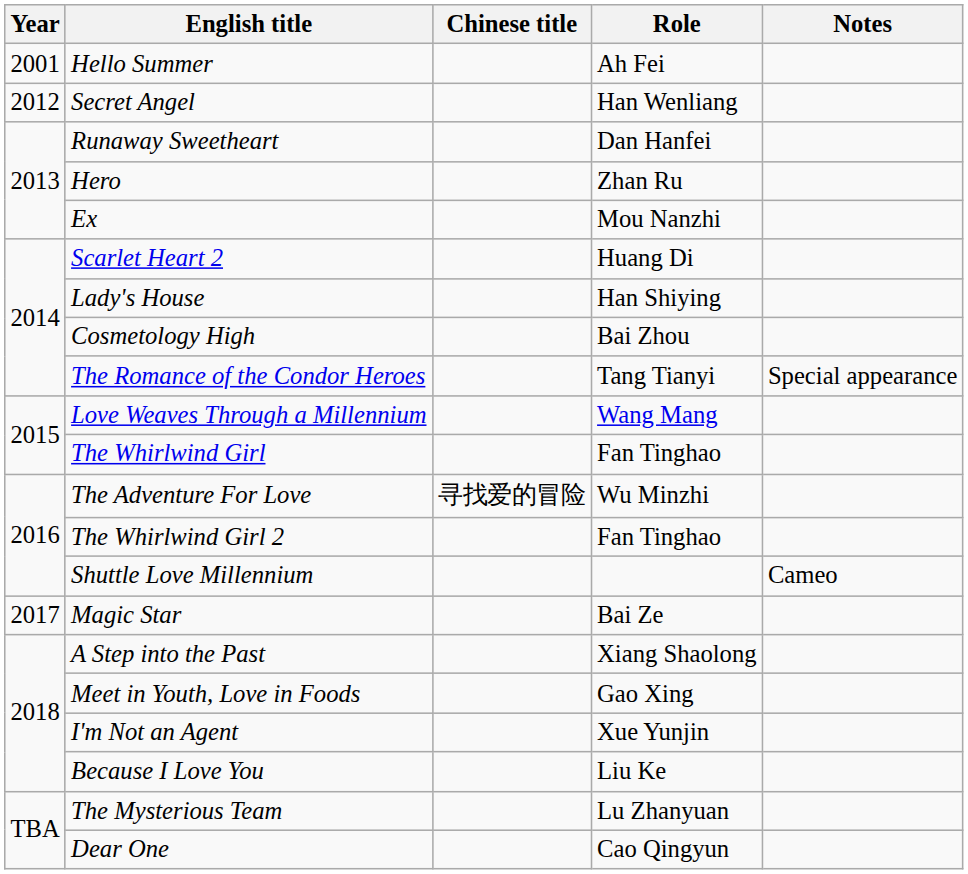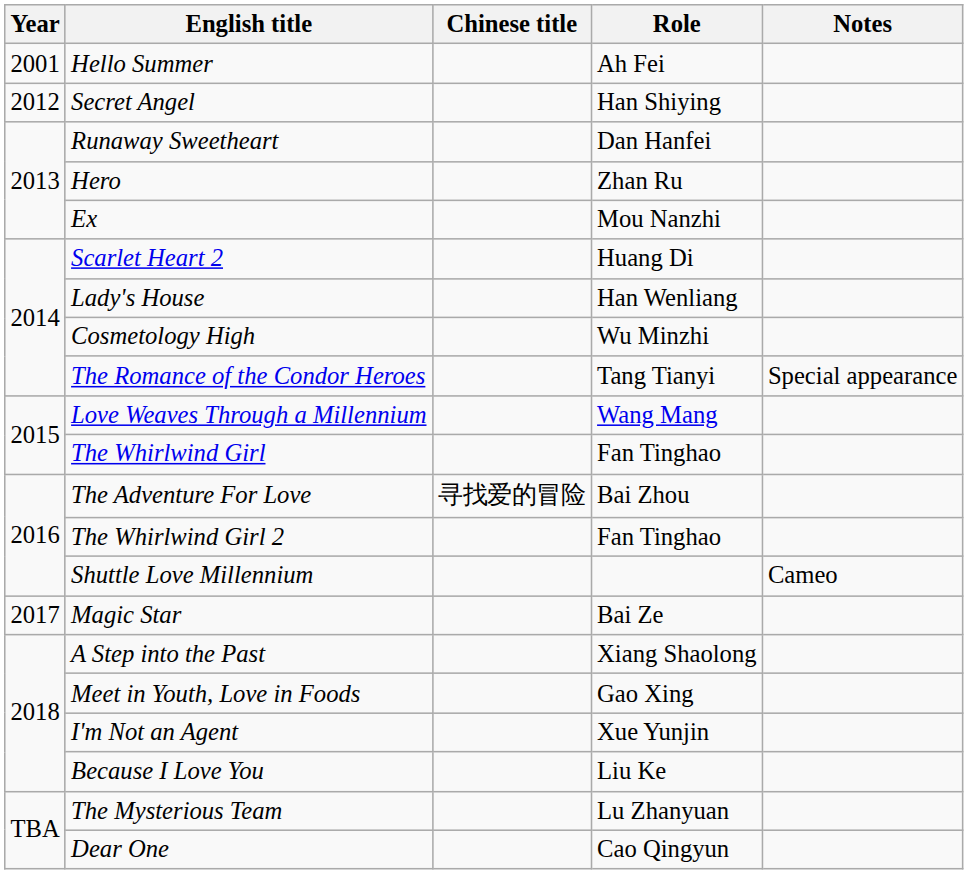(667, 102) Han Wenliang -> (659, 102) Han Shiying
(659, 297) Han Shiying -> (667, 297) Han Wenliang
(643, 336) Bai Zhou -> (653, 336) Wu Minzhi
(653, 495) Wu Minzhi -> (643, 495) Bai Zhou
